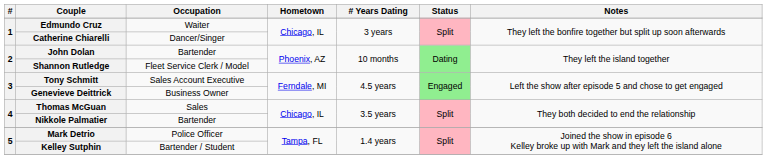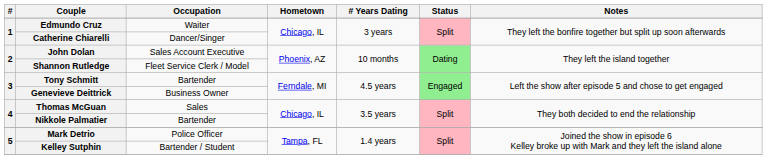(197, 52) Bartender -> (197, 52) Sales Account Executive
(197, 80) Sales Account Executive -> (197, 80) Bartender
